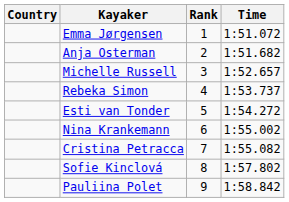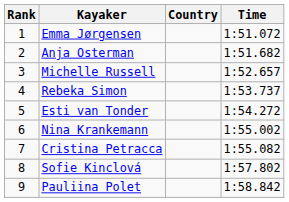columns swapped: (204, 14) <-> (32, 14)
